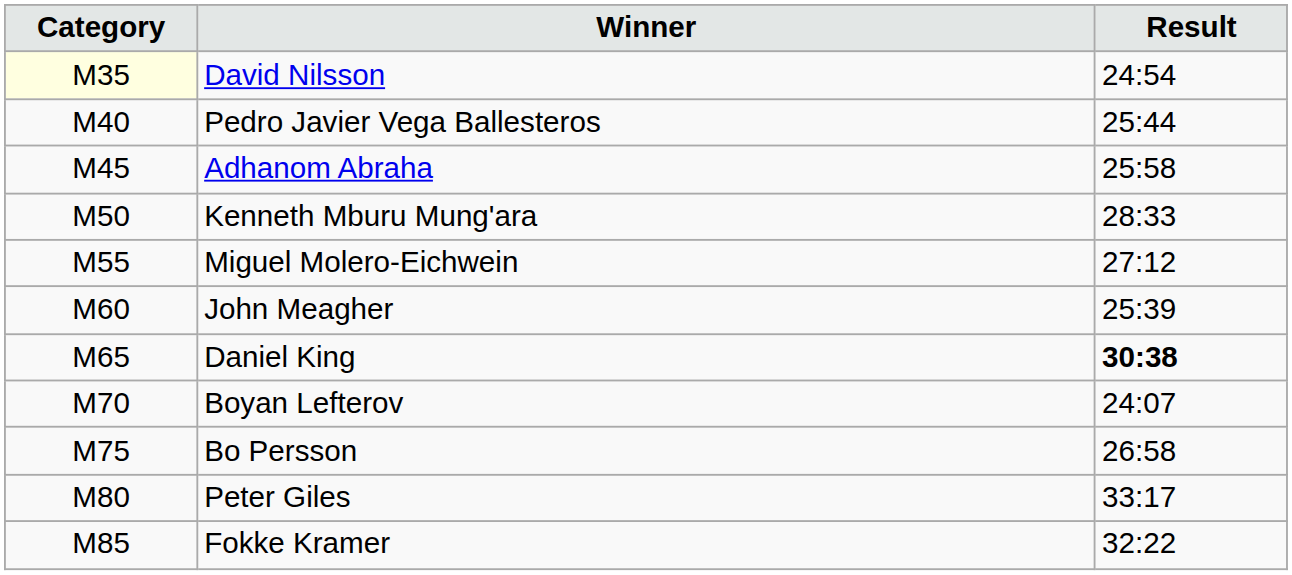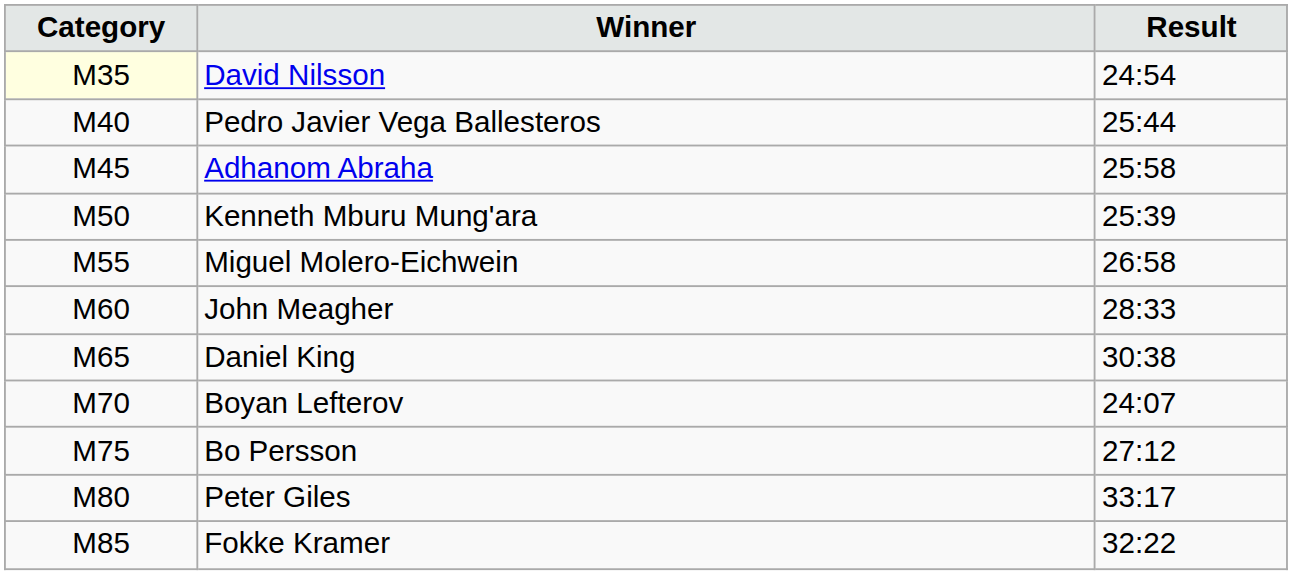(1139, 215) 28:33 -> (1139, 215) 25:39
(1139, 262) 27:12 -> (1139, 262) 26:58
(1139, 309) 25:39 -> (1139, 309) 28:33
(1140, 356) bold -> (1139, 356) normal
(1139, 450) 26:58 -> (1139, 450) 27:12
